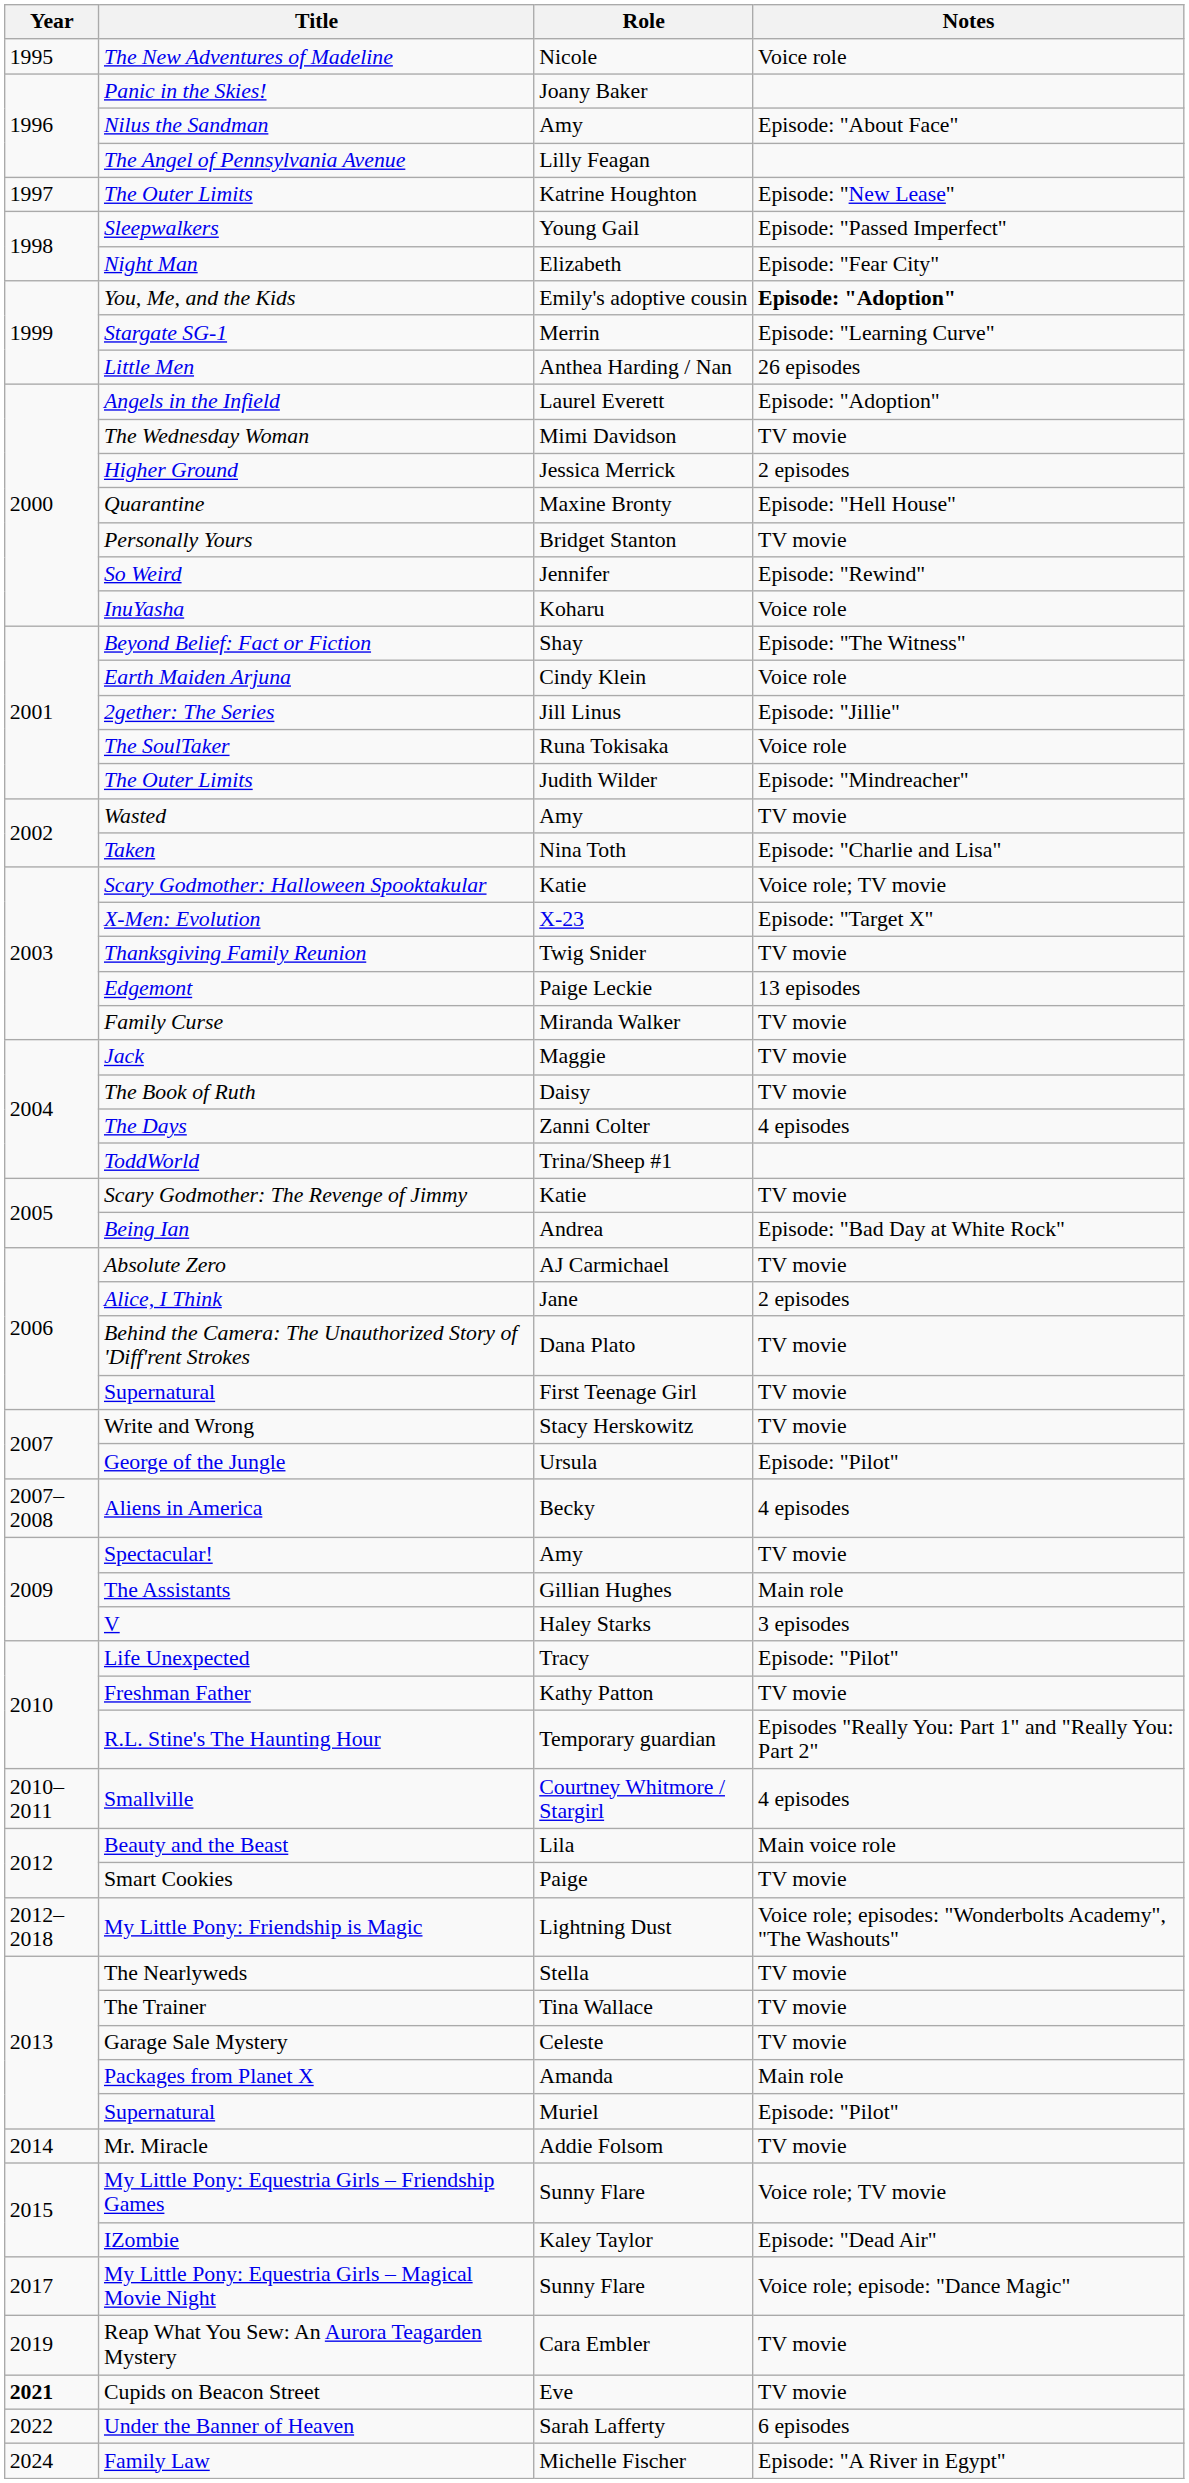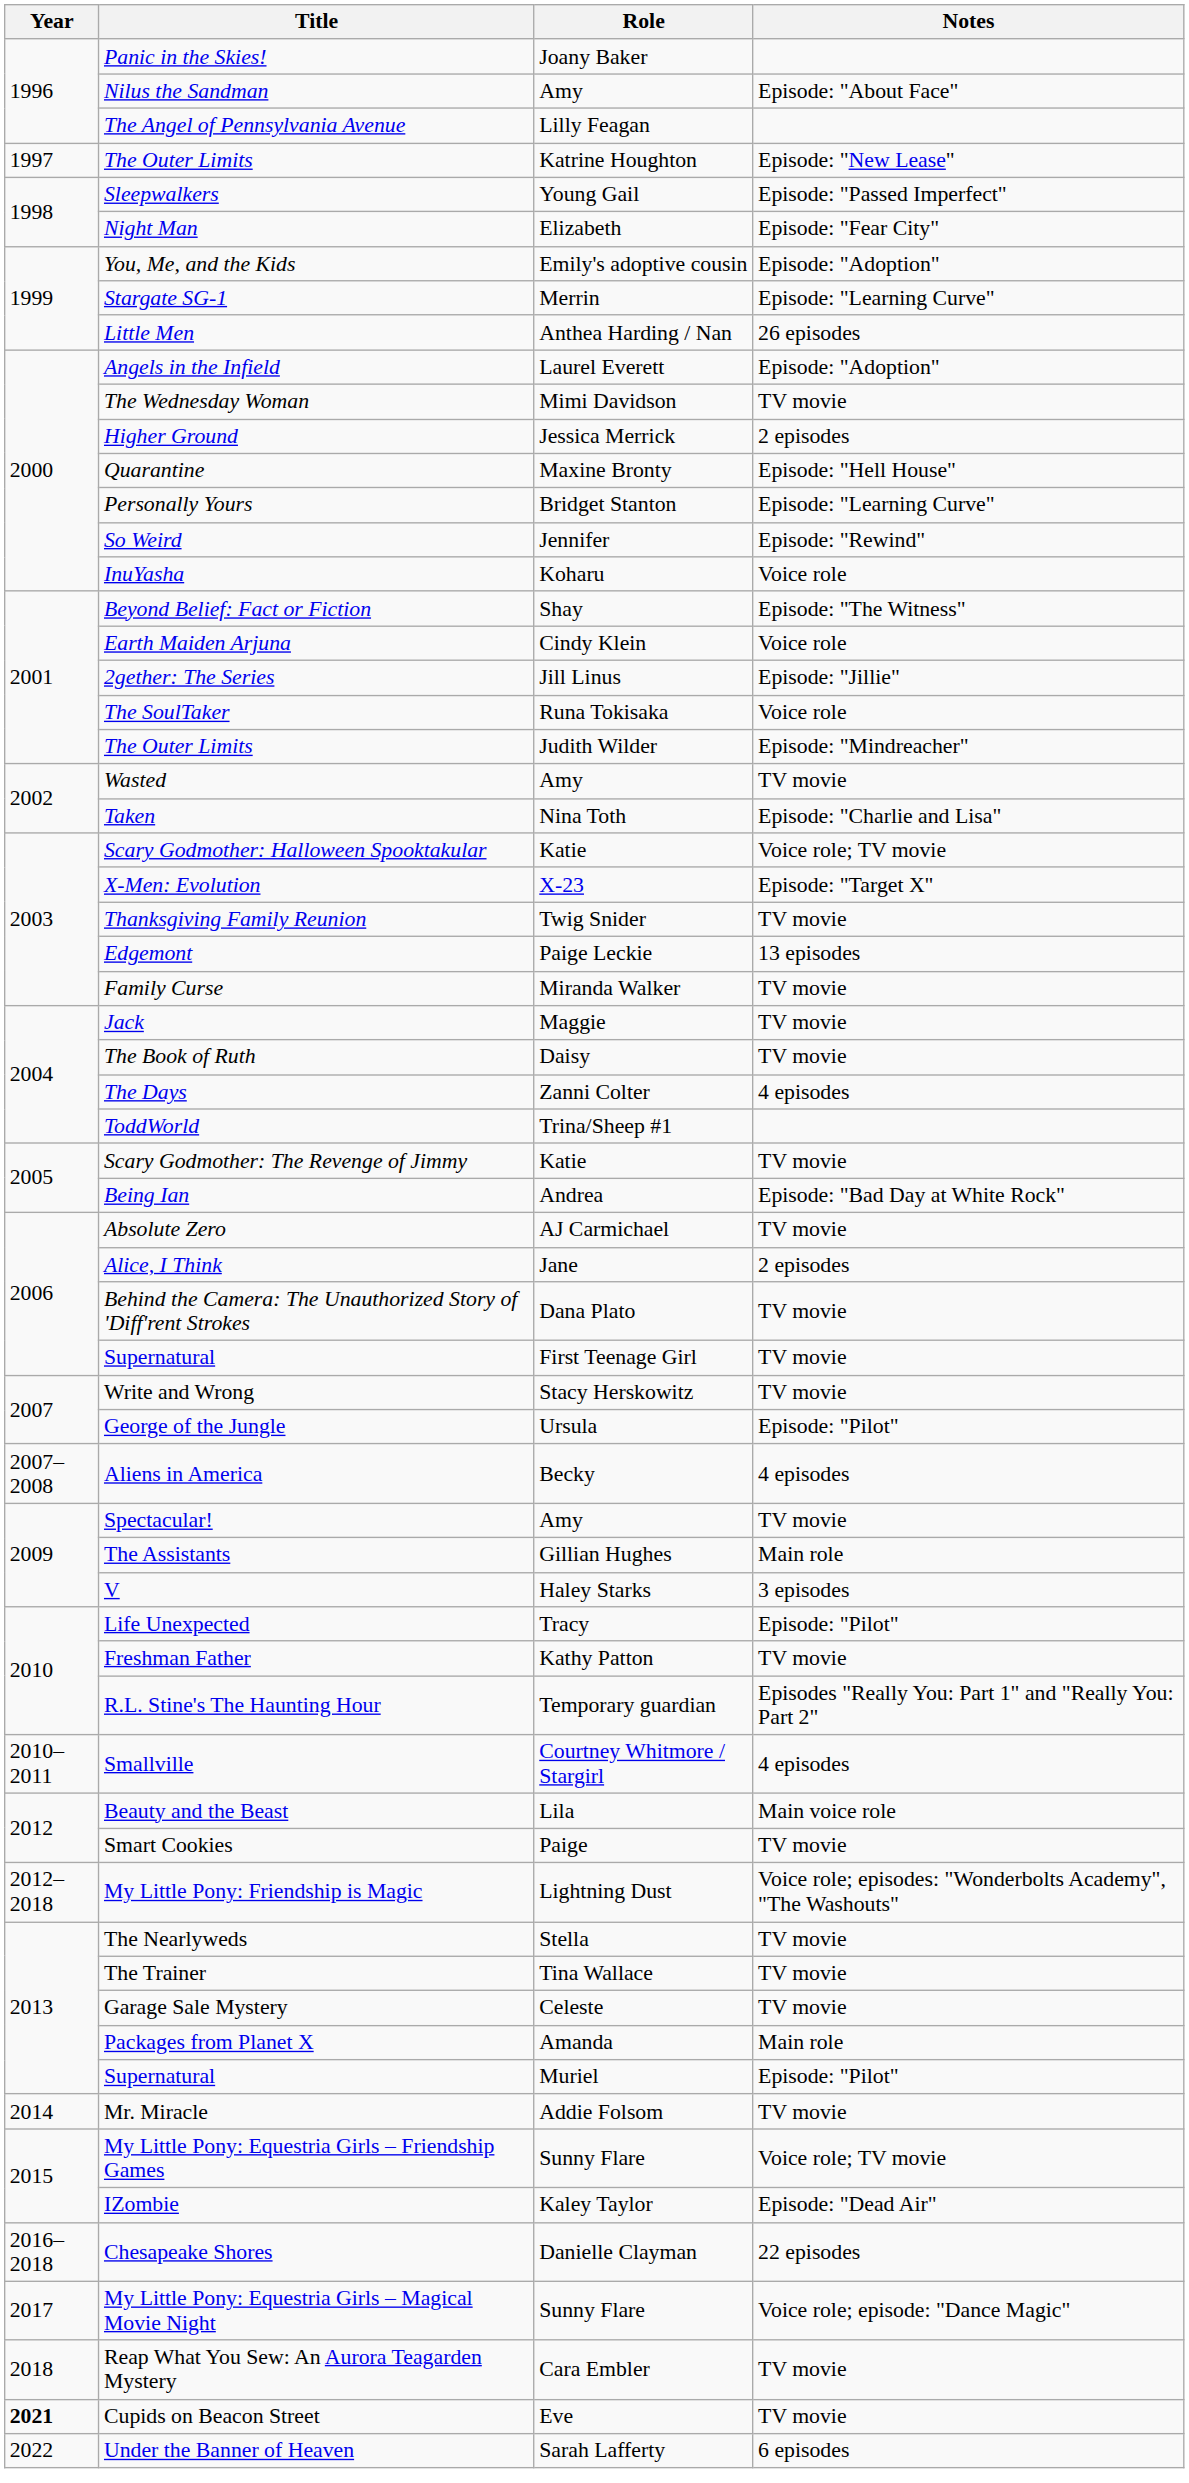- row: (248, 56)
(857, 297) bold -> (849, 263) normal
(802, 539) TV movie -> (876, 504) Episode: "Learning Curve"
+ row: (188, 2251)
(31, 2344) 2019 -> (31, 2369) 2018
- row: (157, 2460)
